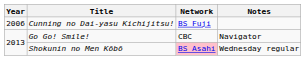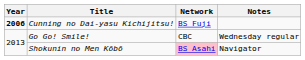(16, 23) normal -> (16, 23) bold
(240, 36) Navigator -> (259, 36) Wednesday regular
(259, 49) Wednesday regular -> (240, 49) Navigator
